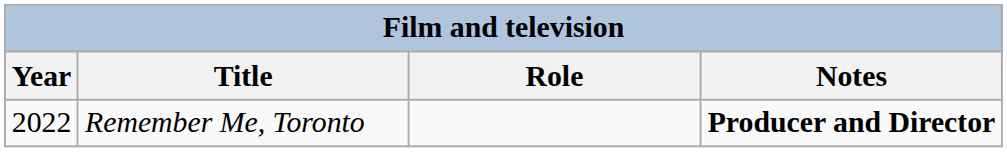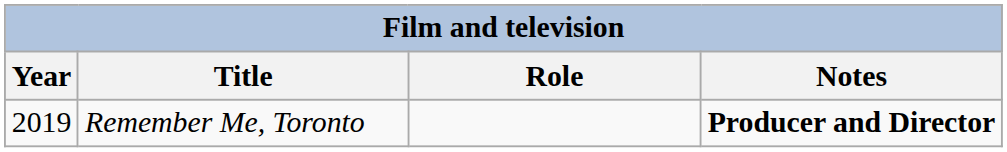(42, 122) 2022 -> (42, 122) 2019
